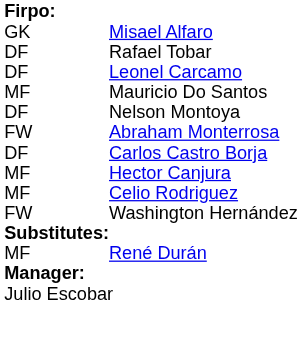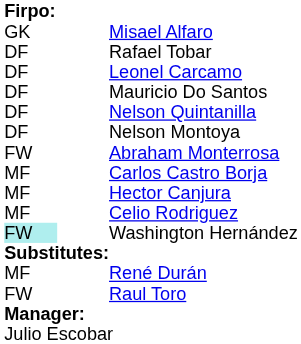(17, 92) MF -> (16, 92) DF
+ row: (183, 112)
(16, 152) DF -> (17, 172) MF
(18, 213) no background -> (18, 233) paleturquoise background
+ row: (148, 293)
